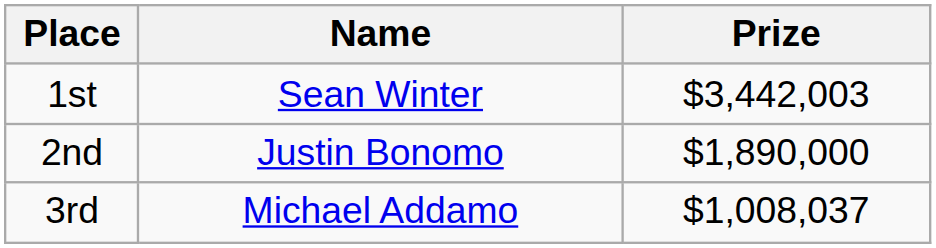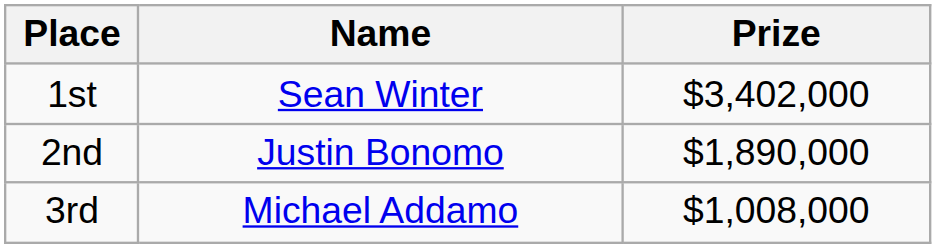(776, 93) $3,442,003 -> (776, 93) $3,402,000
(776, 211) $1,008,037 -> (776, 211) $1,008,000
